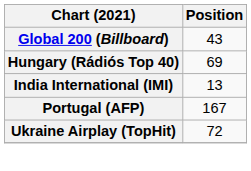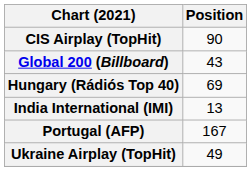+ row: (93, 39)
(214, 131) 72 -> (214, 154) 49
